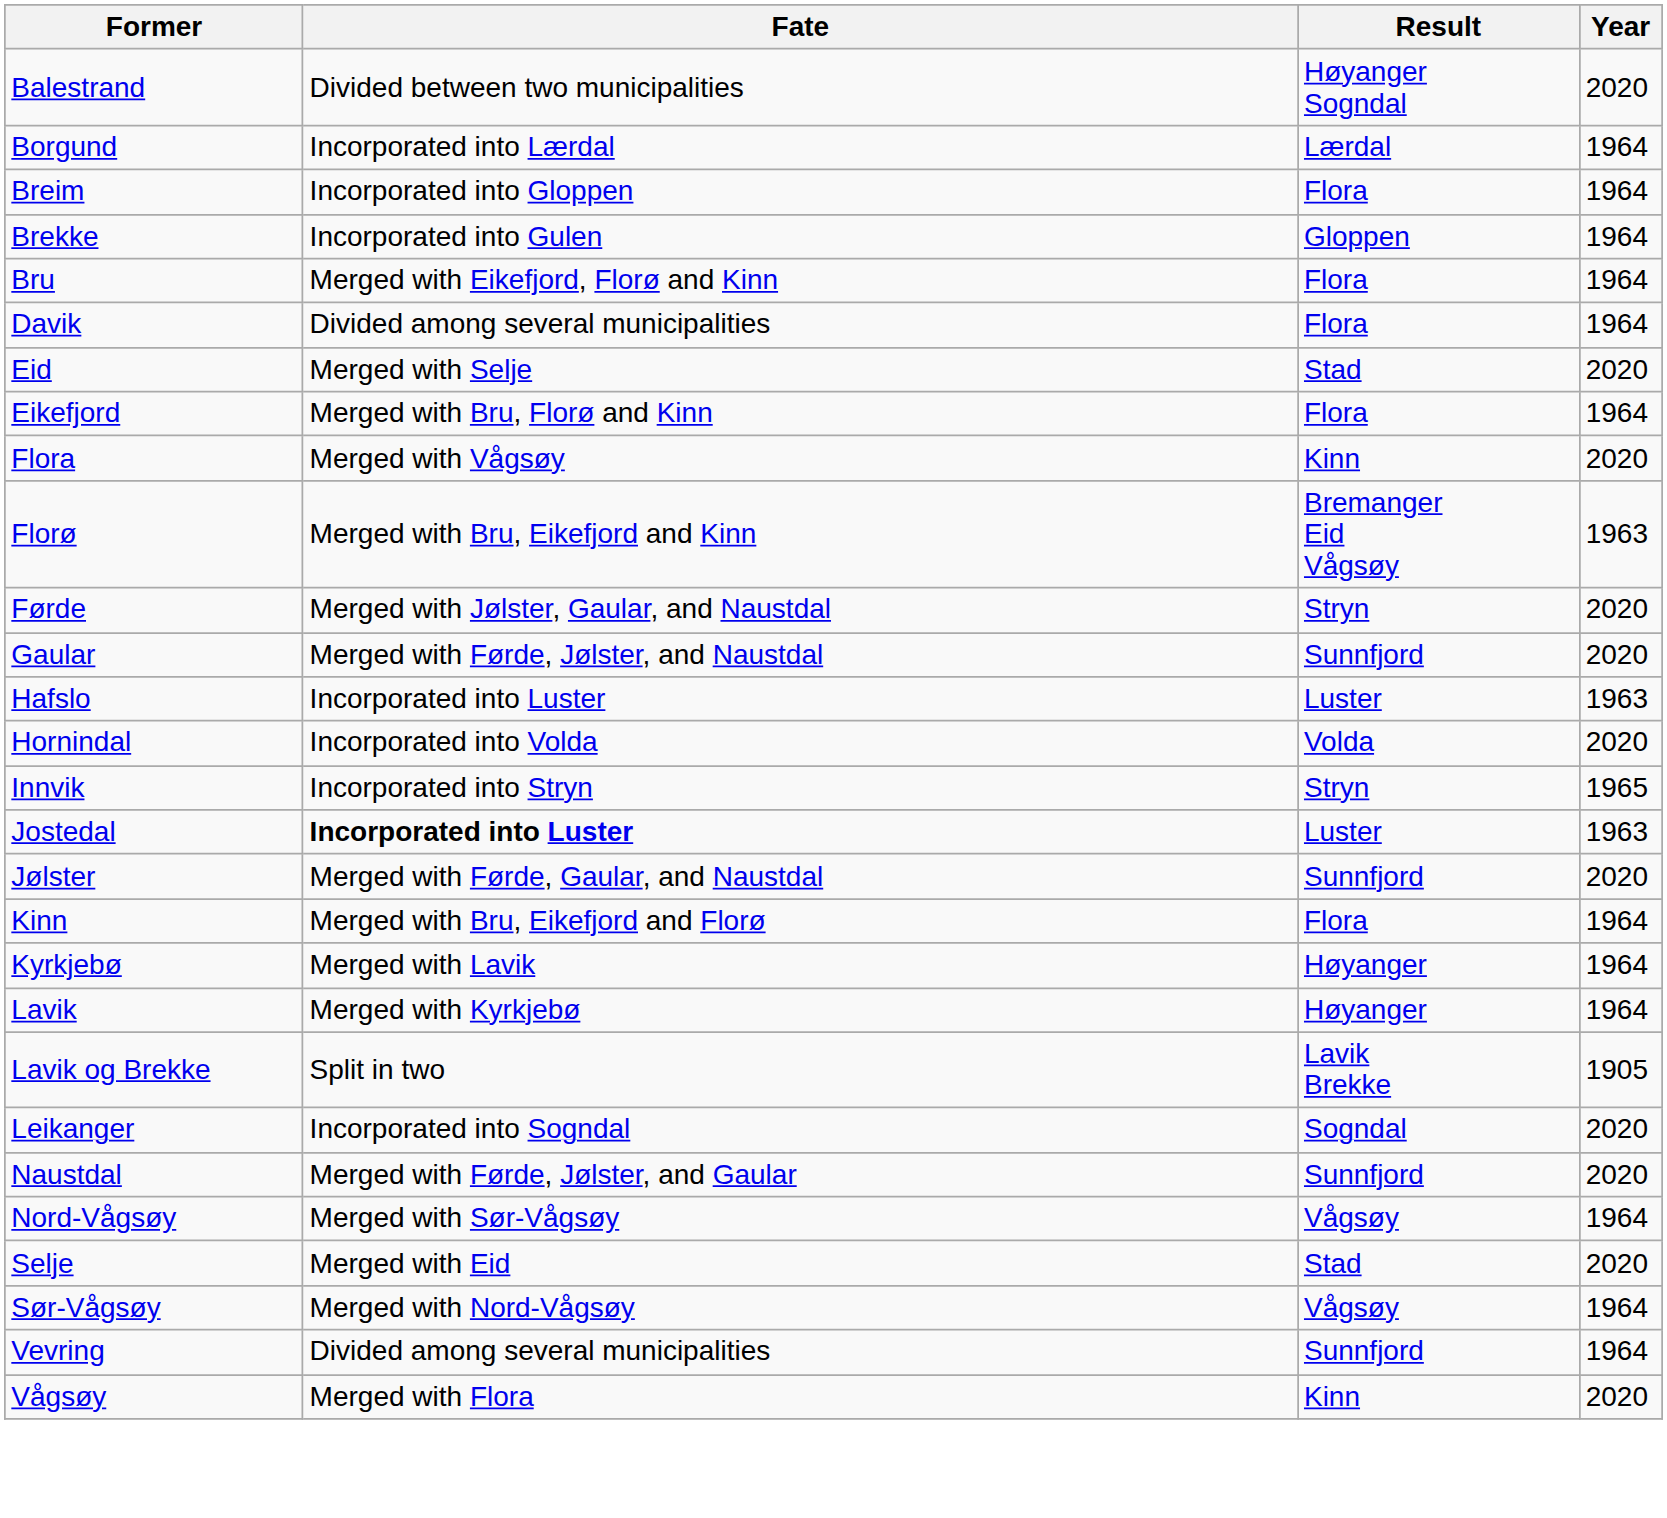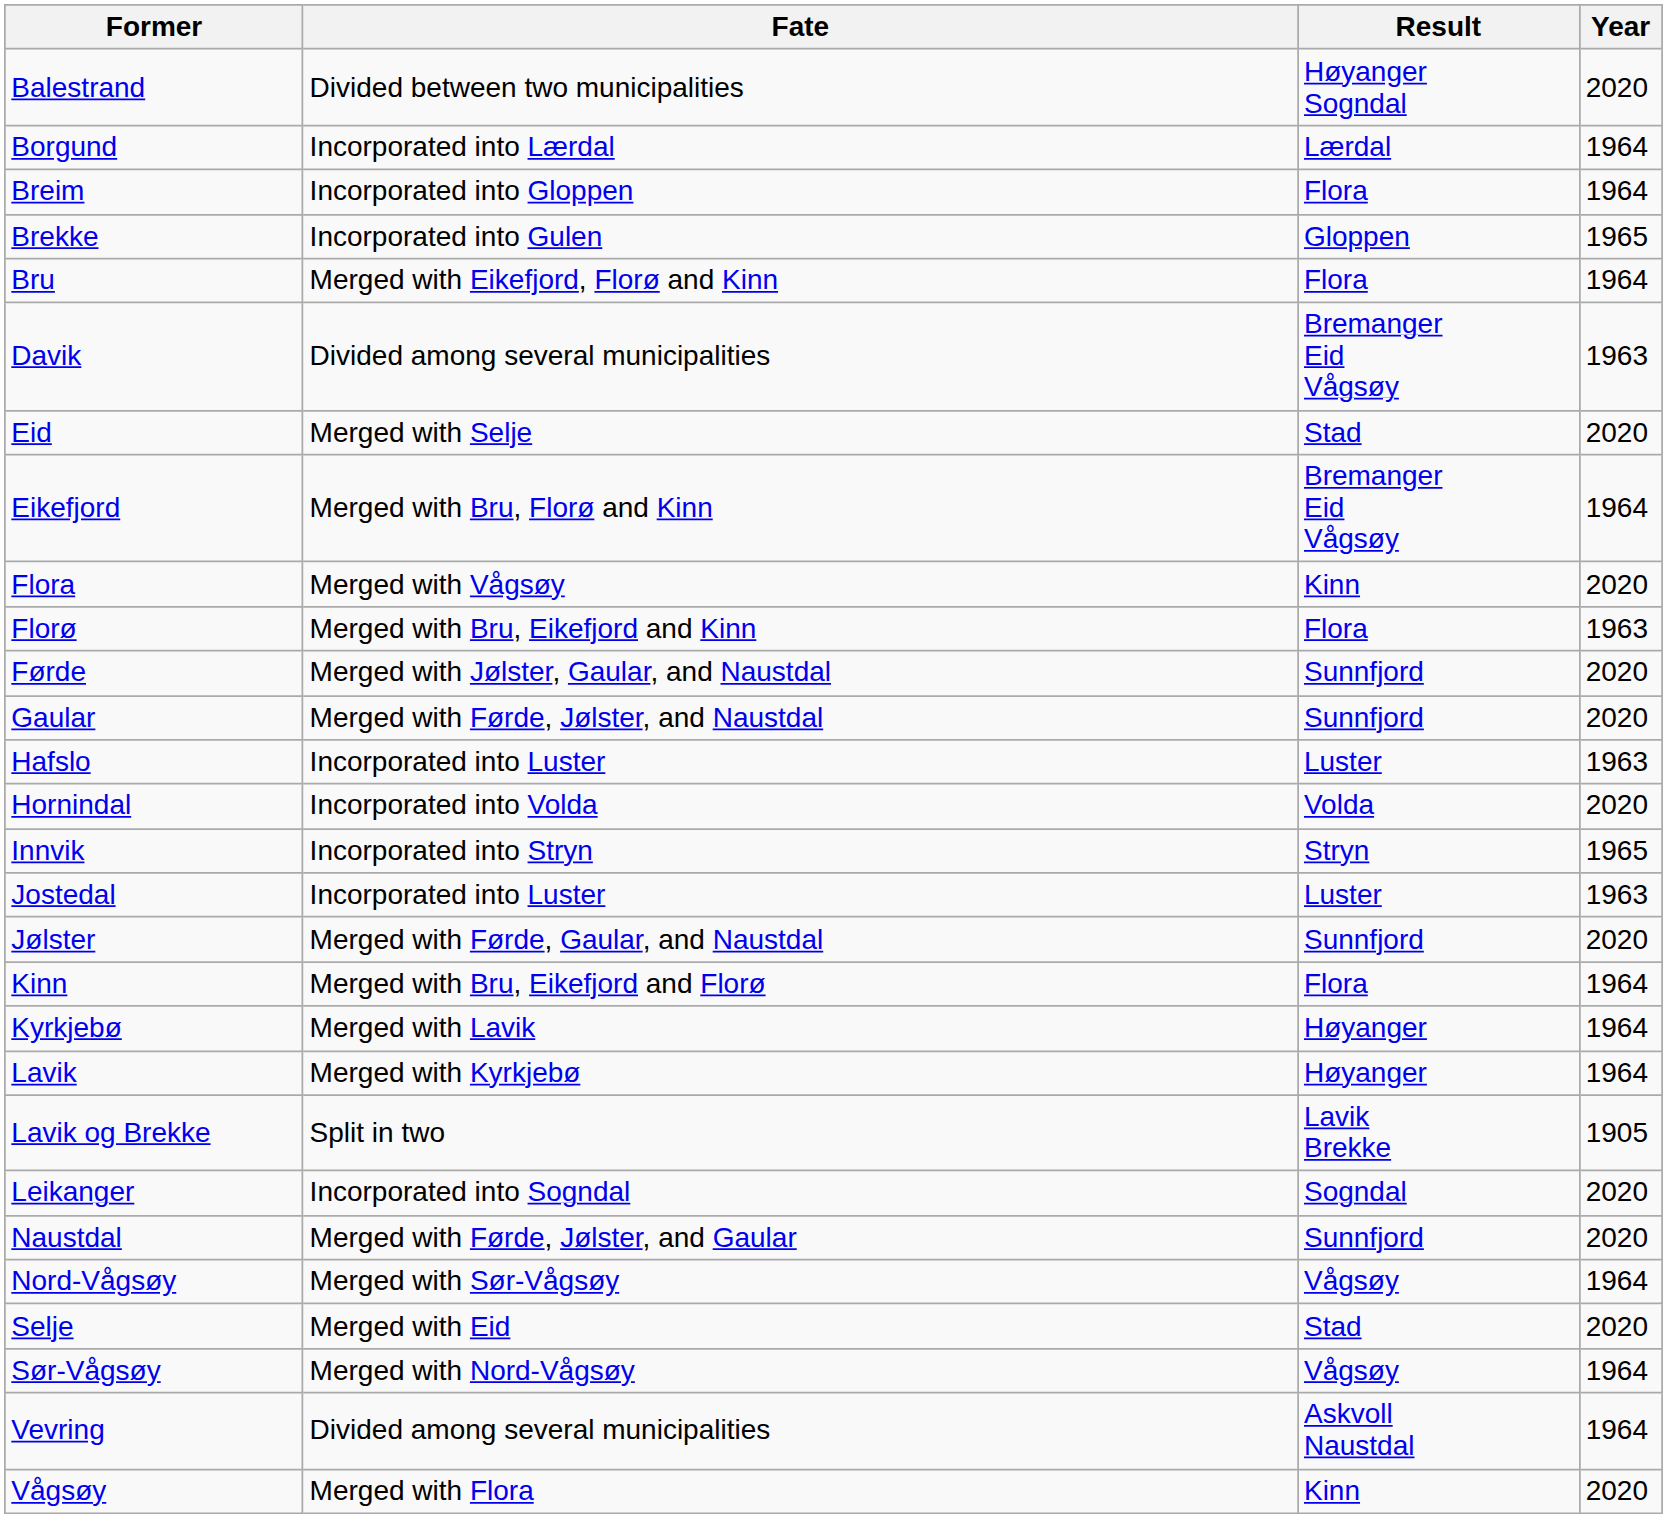(1617, 235) 1964 -> (1617, 235) 1965
(1336, 324) Flora -> (1373, 356) Bremanger Eid Vågsøy
(1617, 324) 1964 -> (1617, 356) 1963
(1336, 413) Flora -> (1373, 507) Bremanger Eid Vågsøy
(1373, 533) Bremanger Eid Vågsøy -> (1336, 628) Flora
(1337, 609) Stryn -> (1364, 672) Sunnfjord
(471, 831) bold -> (457, 894) normal
(1364, 1351) Sunnfjord -> (1359, 1430) Askvoll Naustdal
